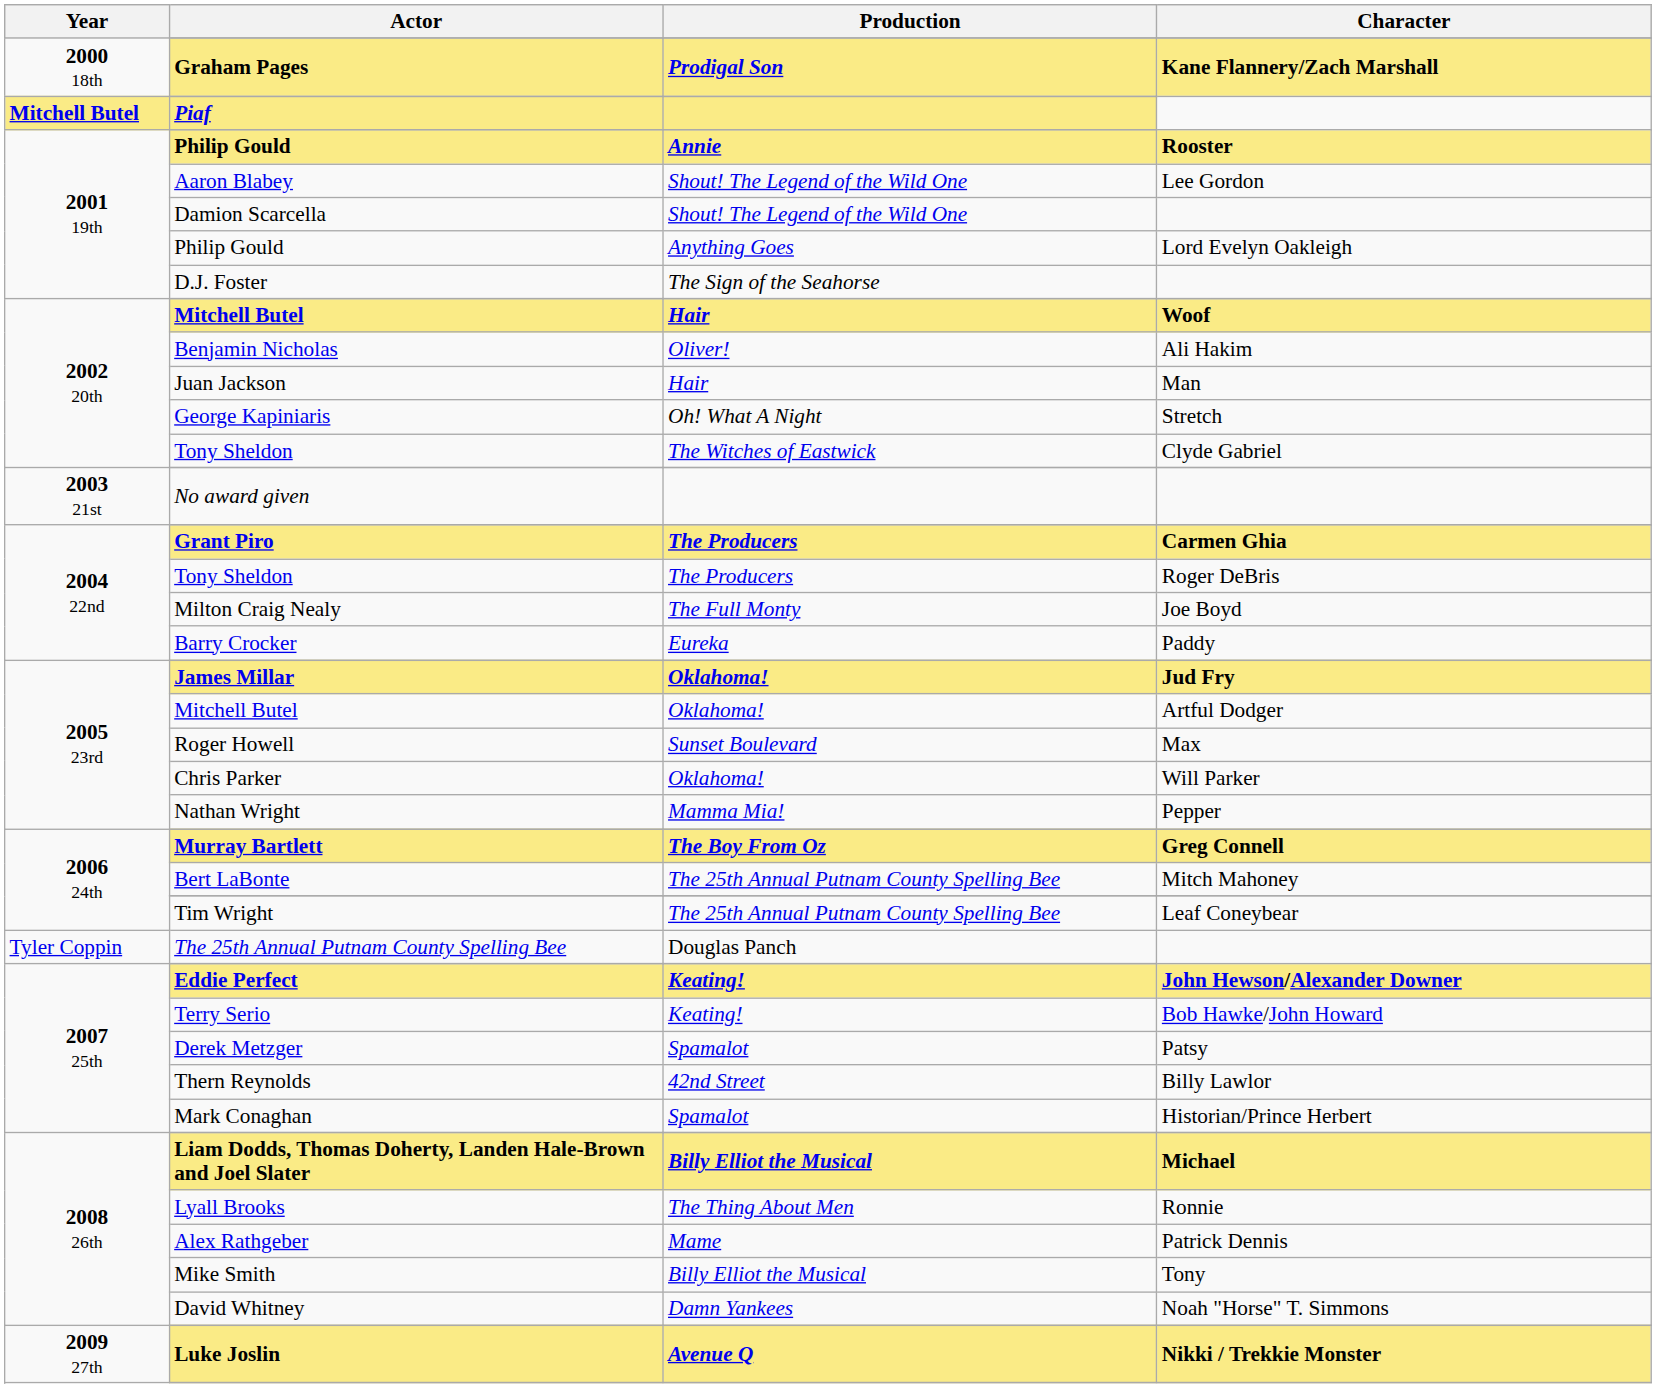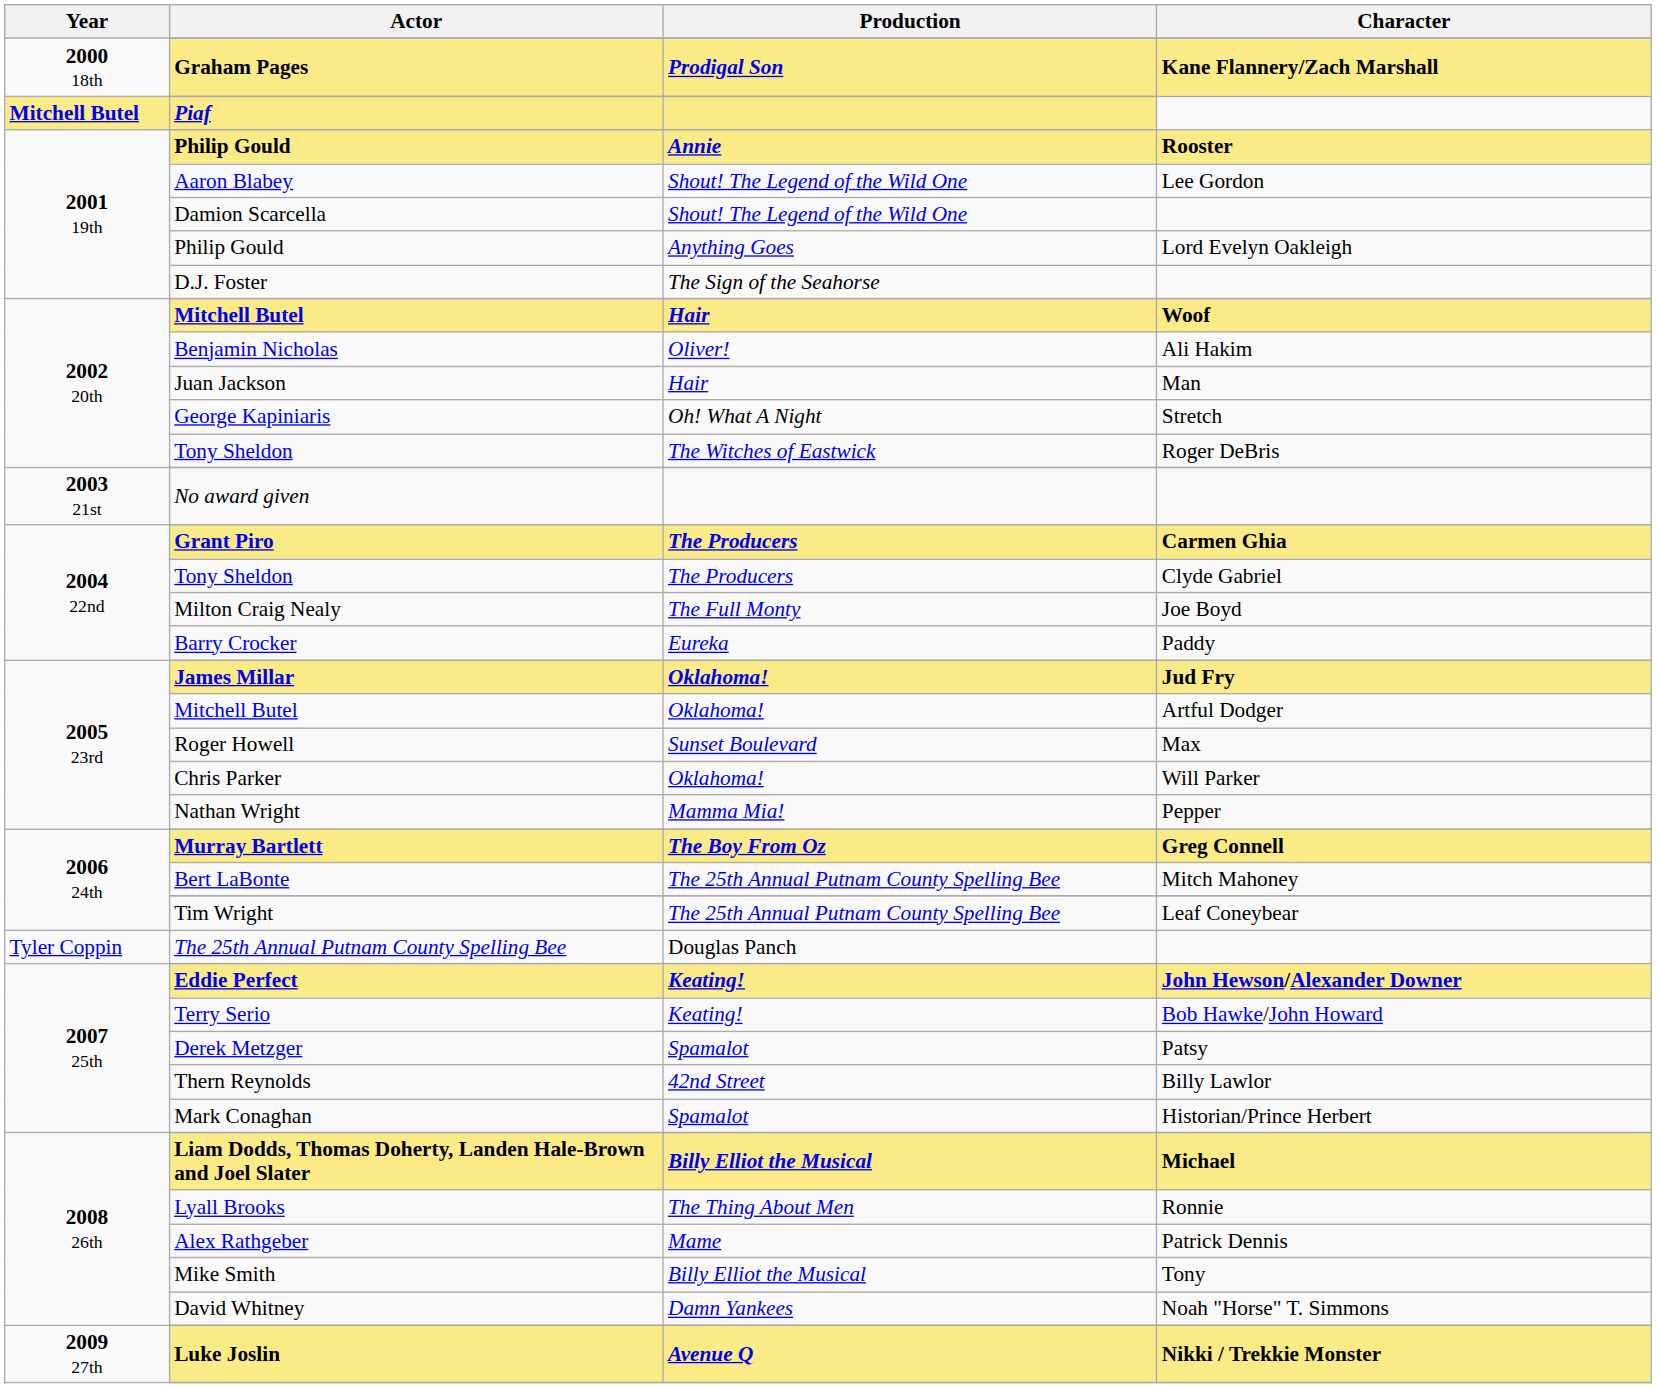(1222, 450) Clyde Gabriel -> (1221, 450) Roger DeBris
(1221, 575) Roger DeBris -> (1222, 575) Clyde Gabriel
